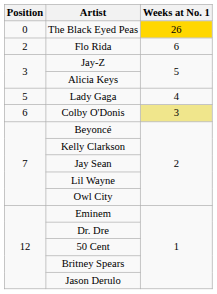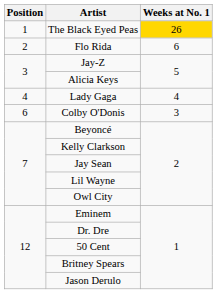(25, 29) 0 -> (25, 29) 1
(25, 96) 5 -> (25, 96) 4
(176, 113) khaki background -> (176, 113) no background
